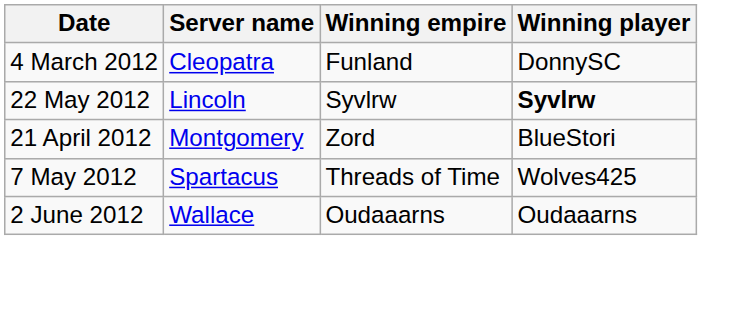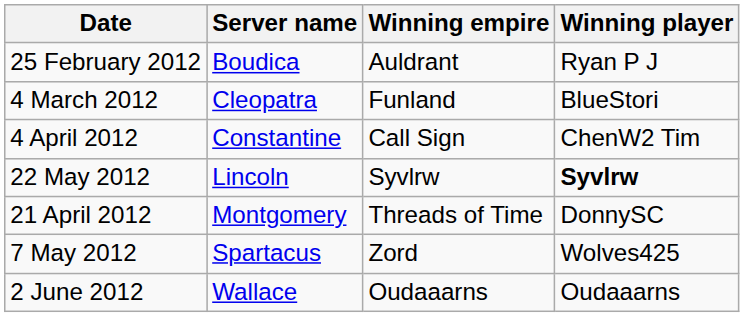+ row: (106, 61)
(569, 61) DonnySC -> (610, 100) BlueStori
+ row: (74, 138)
(350, 138) Zord -> (456, 215) Threads of Time
(567, 138) BlueStori -> (612, 215) DonnySC
(413, 176) Threads of Time -> (393, 253) Zord
